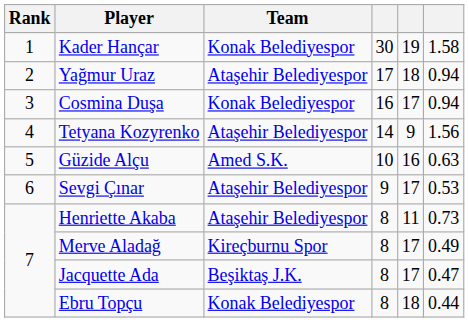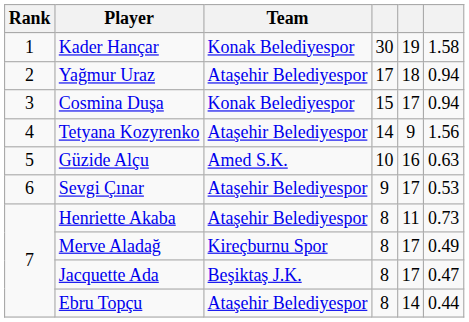(385, 103) 16 -> (385, 103) 15
(281, 302) Konak Belediyespor -> (287, 302) Ataşehir Belediyespor
(411, 302) 18 -> (411, 302) 14
